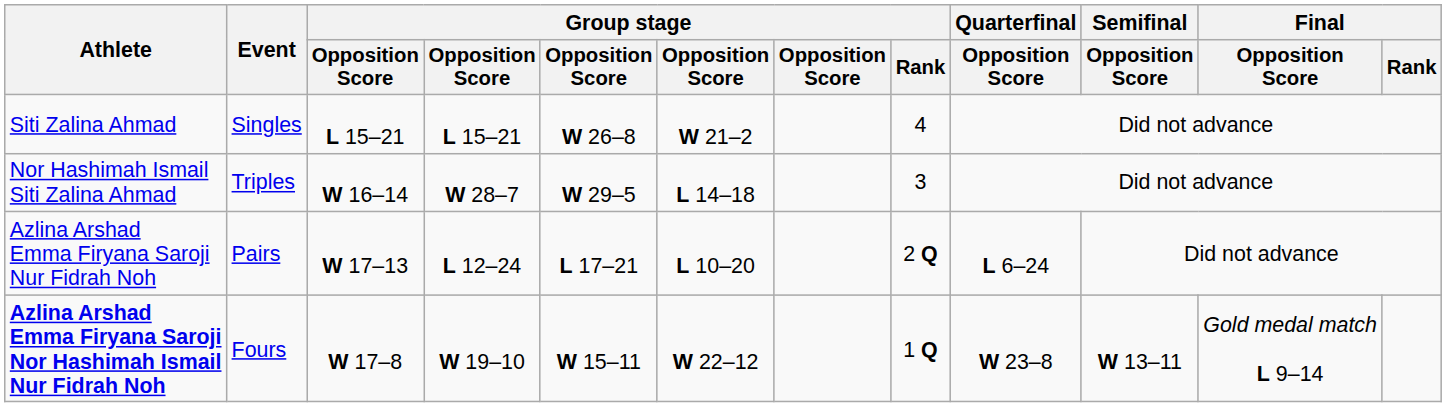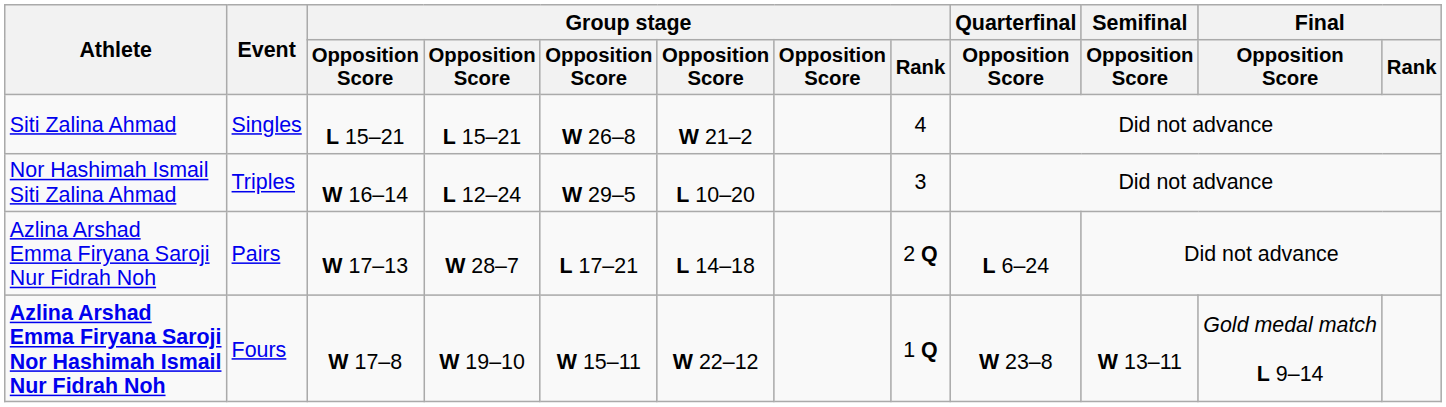(482, 195) W 28–7 -> (482, 195) L 12–24
(716, 195) L 14–18 -> (716, 195) L 10–20
(482, 266) L 12–24 -> (482, 266) W 28–7
(716, 266) L 10–20 -> (716, 266) L 14–18
